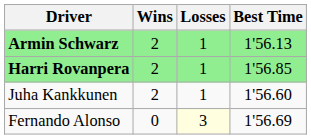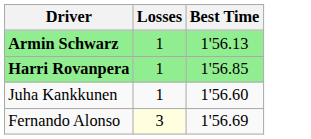- column: (155, 17)
